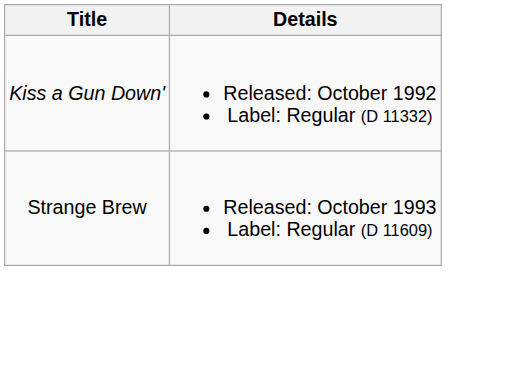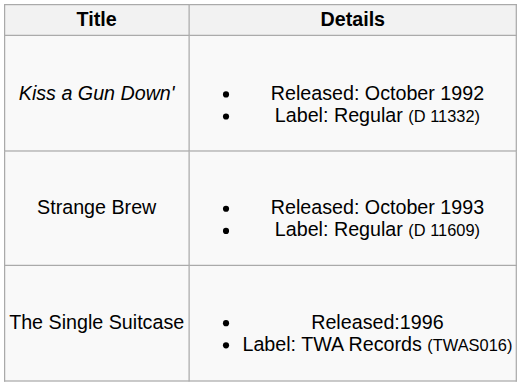+ row: (97, 322)
